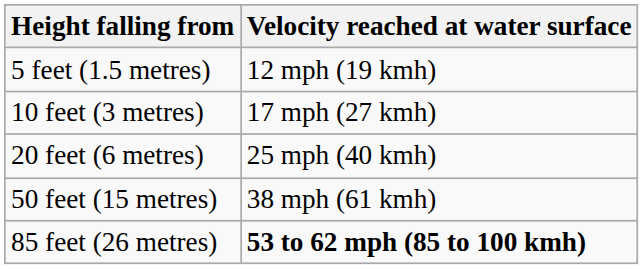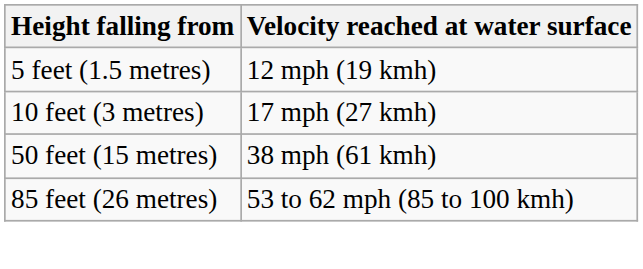- row: (107, 155)
(416, 241) bold -> (410, 198) normal
